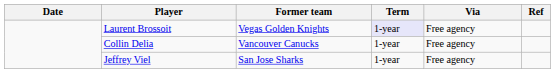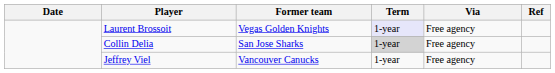(278, 44) Vancouver Canucks -> (271, 44) San Jose Sharks
(387, 44) no background -> (387, 44) lightgrey background
(271, 60) San Jose Sharks -> (278, 60) Vancouver Canucks
